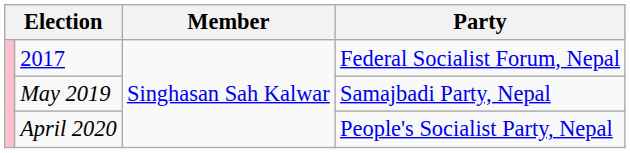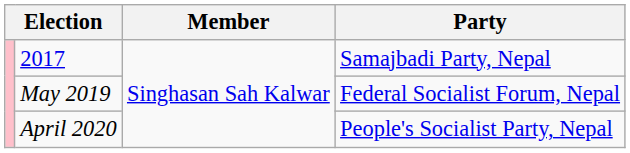(480, 57) Federal Socialist Forum, Nepal -> (445, 57) Samajbadi Party, Nepal
(445, 93) Samajbadi Party, Nepal -> (480, 93) Federal Socialist Forum, Nepal
